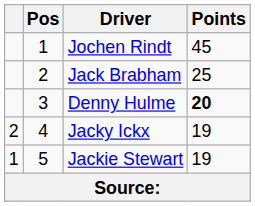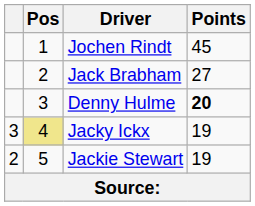(201, 75) 25 -> (201, 75) 27
(14, 131) 2 -> (14, 131) 3
(43, 131) no background -> (43, 131) khaki background
(14, 160) 1 -> (14, 160) 2
